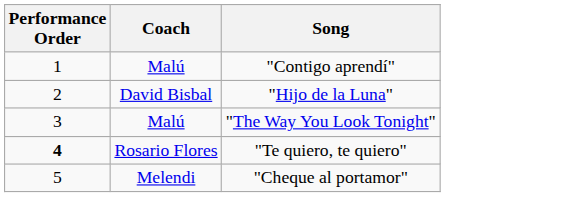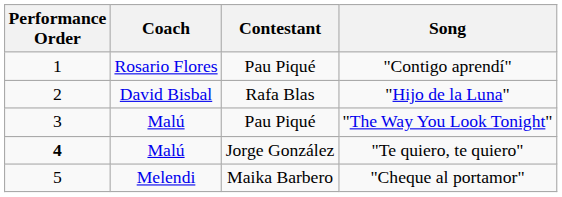+ column: (280, 28)
(166, 66) Malú -> (166, 66) Rosario Flores
(166, 149) Rosario Flores -> (166, 149) Malú
